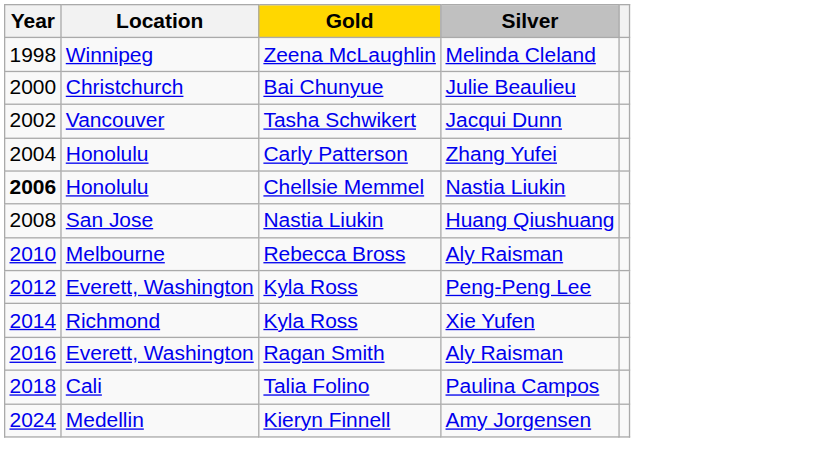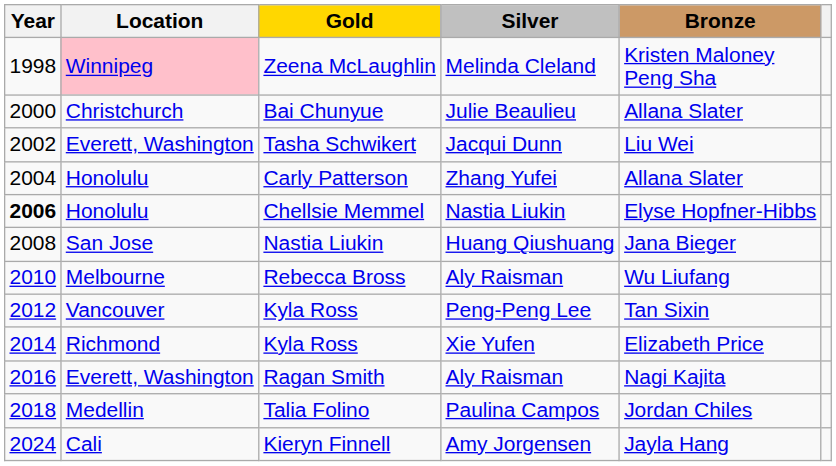+ column: (720, 21)
(109, 54) no background -> (109, 66) pink background
(115, 120) Vancouver -> (160, 144) Everett, Washington
(160, 287) Everett, Washington -> (115, 310) Vancouver
(84, 386) Cali -> (105, 410) Medellin
(105, 420) Medellin -> (84, 443) Cali
